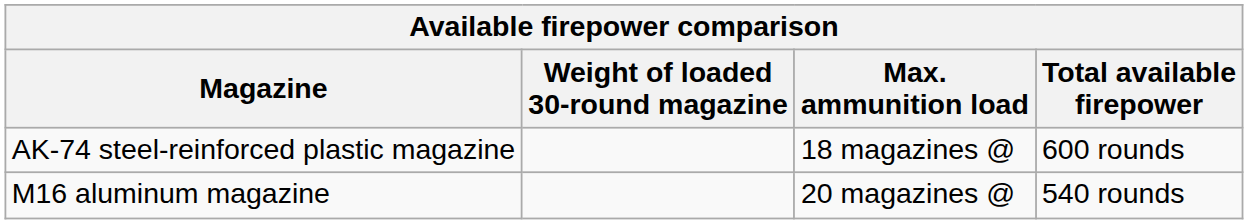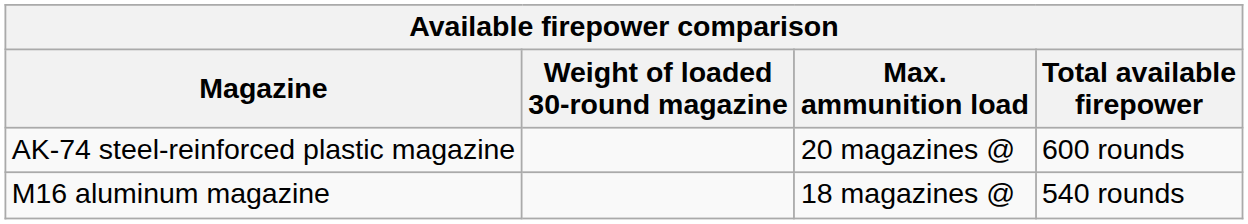(908, 149) 18 magazines @ -> (908, 149) 20 magazines @
(908, 194) 20 magazines @ -> (908, 194) 18 magazines @
